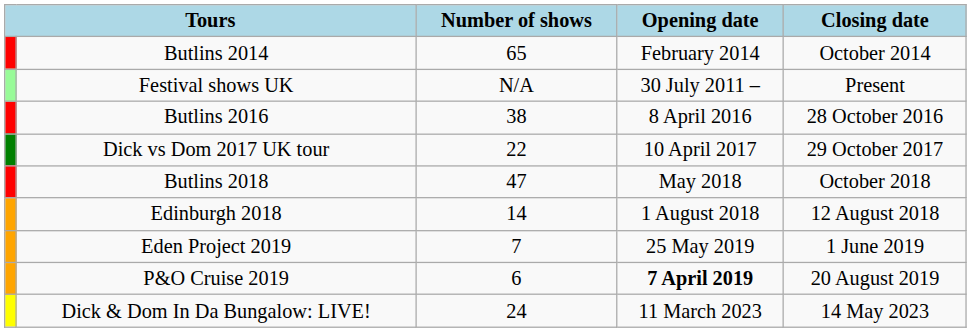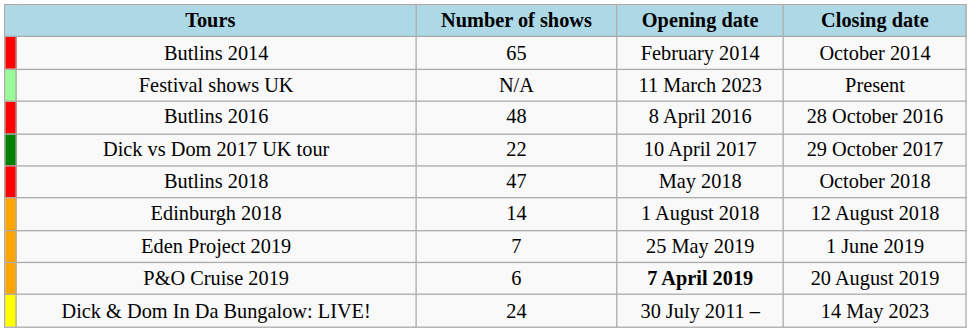(700, 85) 30 July 2011 – -> (700, 85) 11 March 2023
(516, 117) 38 -> (516, 117) 48
(700, 310) 11 March 2023 -> (700, 310) 30 July 2011 –
